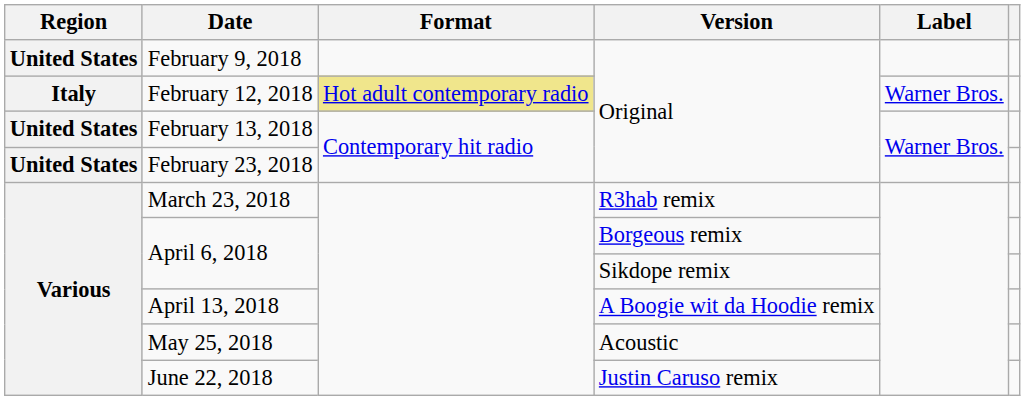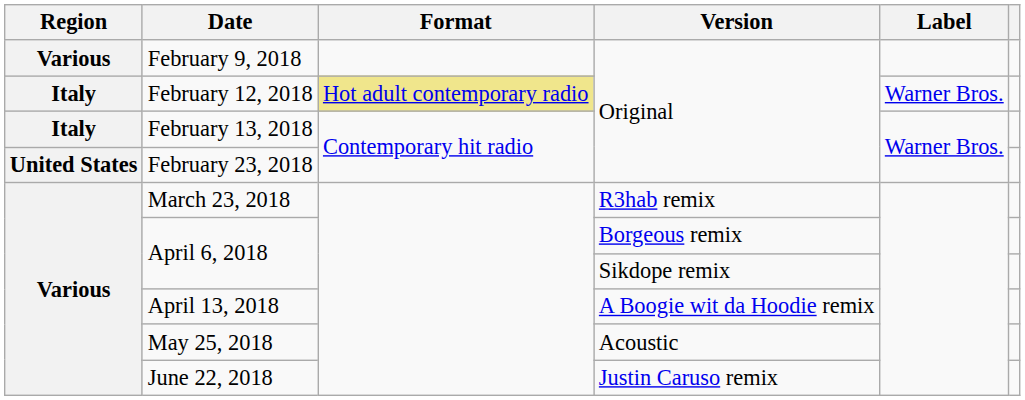(74, 57) United States -> (74, 57) Various
(74, 128) United States -> (74, 128) Italy
